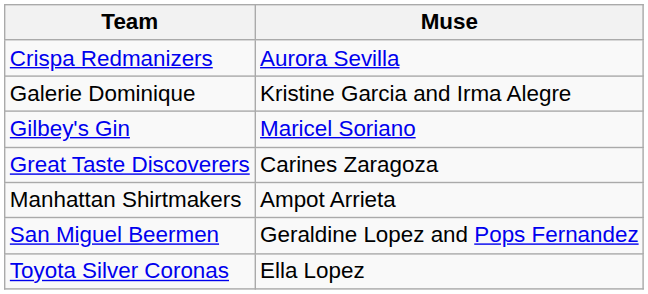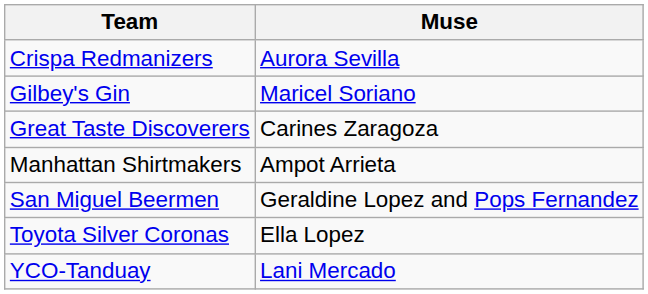- row: (103, 93)
+ row: (80, 270)
